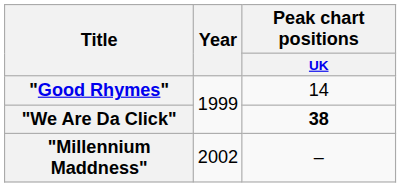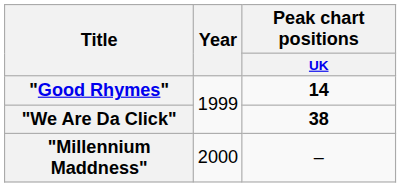(319, 90) normal -> (319, 90) bold
(218, 157) 2002 -> (218, 157) 2000
